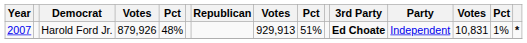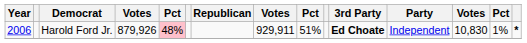(19, 30) 2007 -> (19, 30) 2006
(172, 30) no background -> (172, 30) pink background
(276, 30) 929,913 -> (275, 30) 929,911
(472, 30) 10,831 -> (471, 30) 10,830
